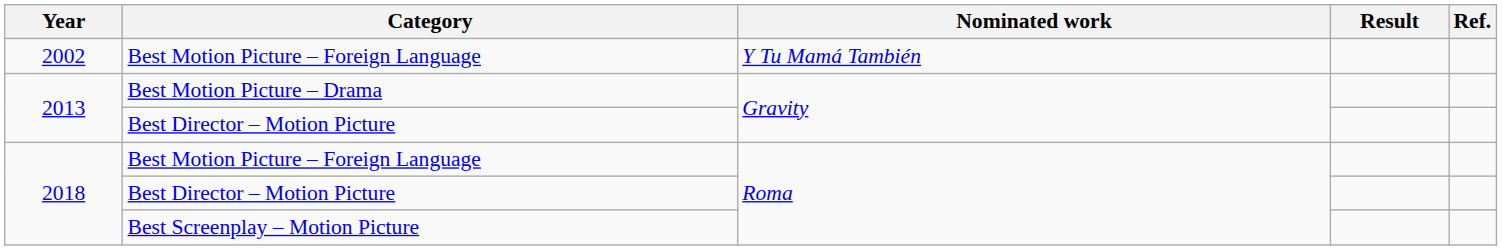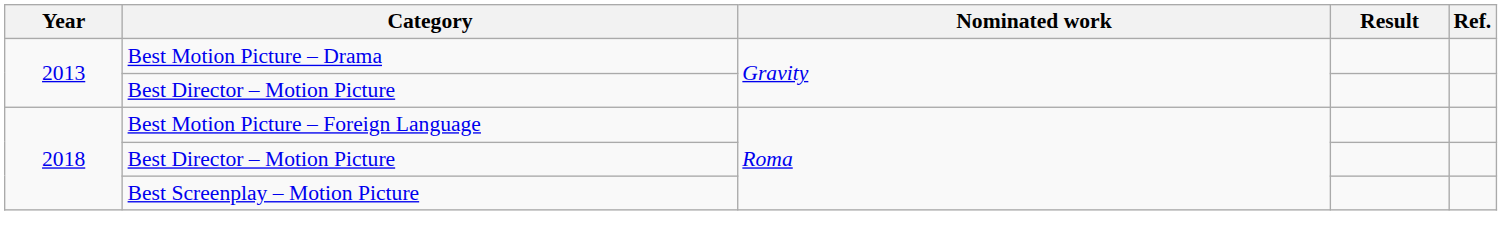- row: (64, 55)
